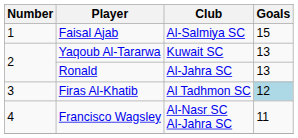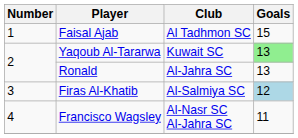(206, 33) Al-Salmiya SC -> (209, 33) Al Tadhmon SC
(263, 52) no background -> (263, 52) lightgreen background
(209, 91) Al Tadhmon SC -> (206, 91) Al-Salmiya SC
